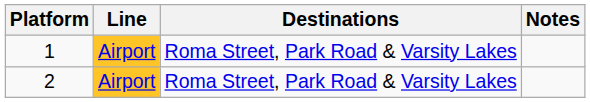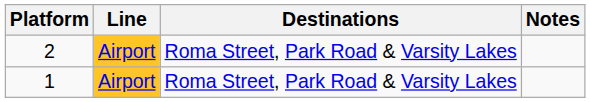rows swapped: (49, 50) <-> (49, 81)
